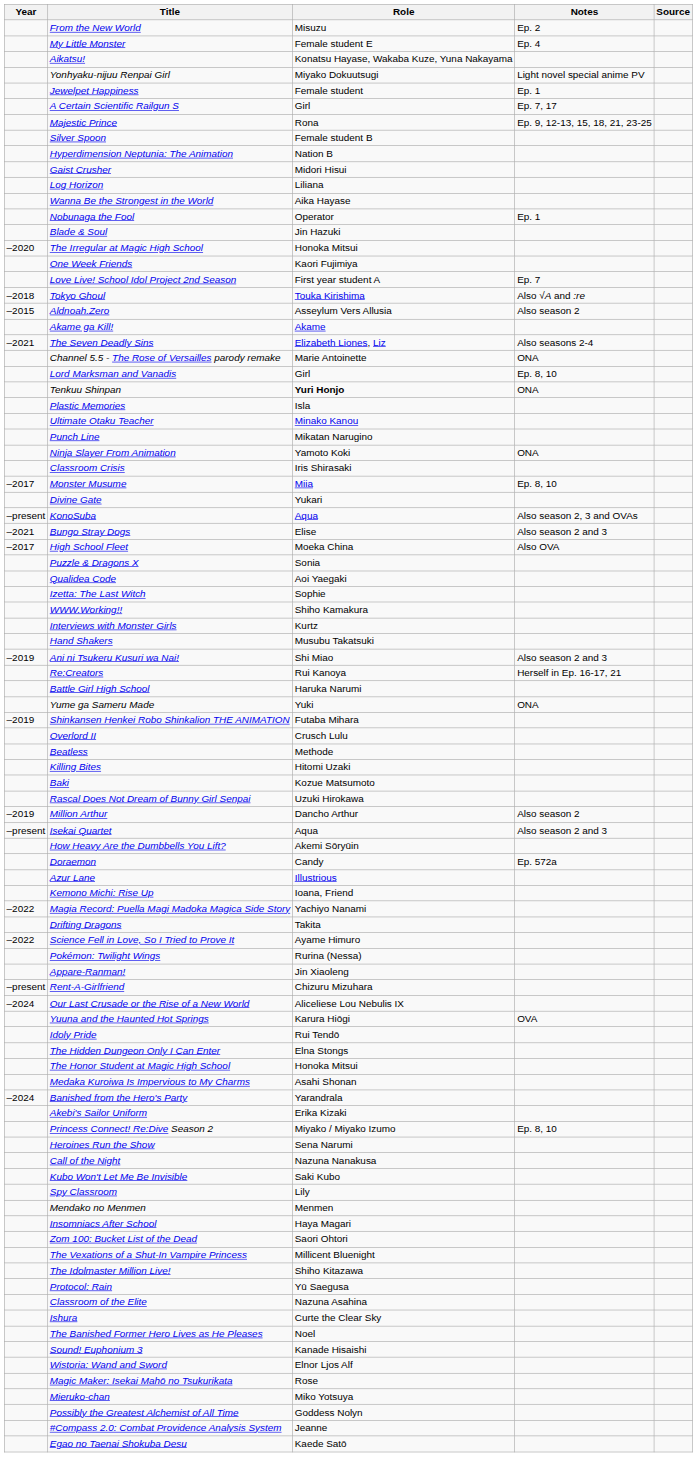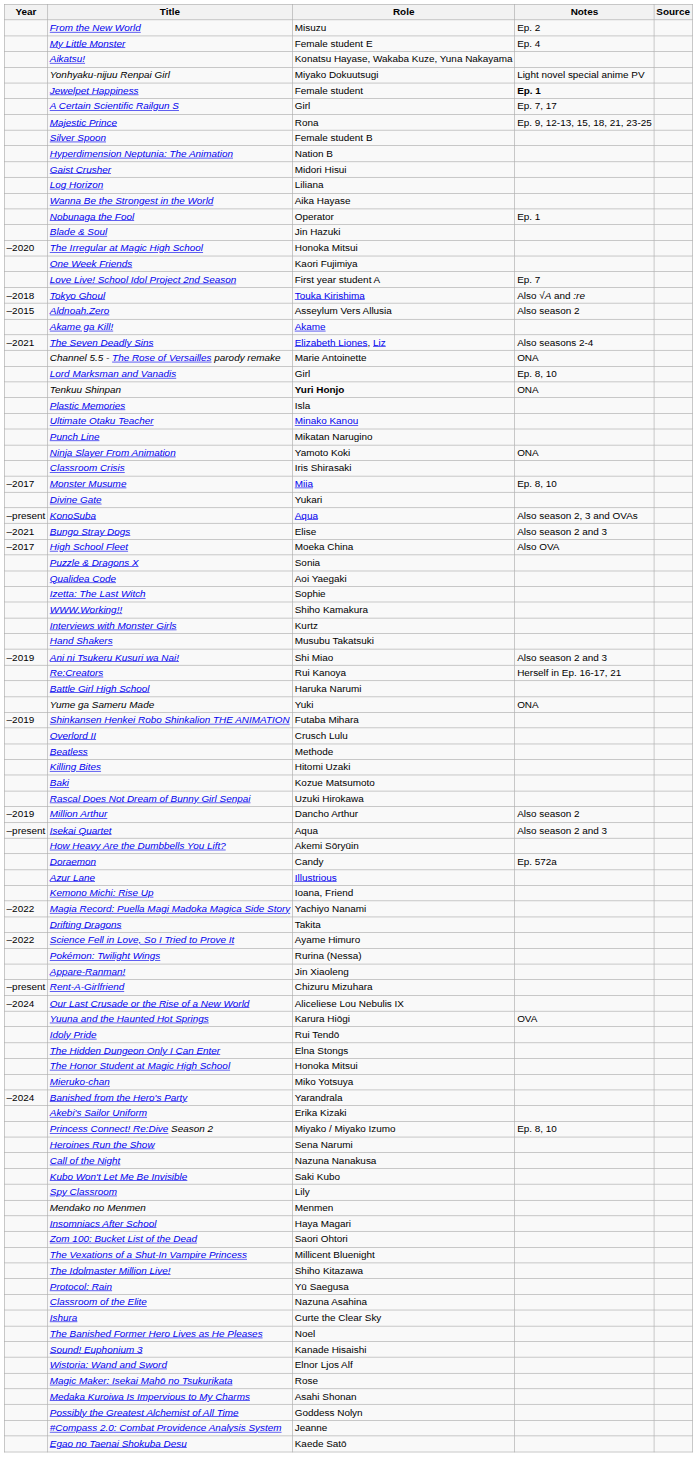(529, 91) normal -> (529, 91) bold
rows swapped: (80, 1396) <-> (150, 1082)
